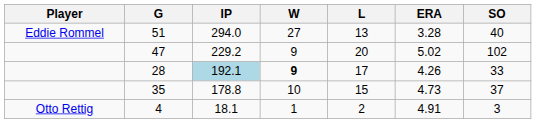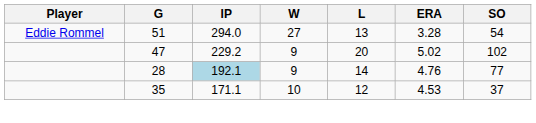(497, 33) 40 -> (497, 33) 54
(294, 71) bold -> (294, 71) normal
(362, 71) 17 -> (362, 71) 14
(429, 71) 4.26 -> (429, 71) 4.76
(497, 71) 33 -> (497, 71) 77
(226, 90) 178.8 -> (226, 90) 171.1
(362, 90) 15 -> (362, 90) 12
(429, 90) 4.73 -> (429, 90) 4.53
- row: (159, 109)
